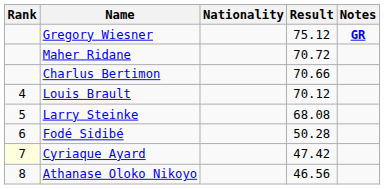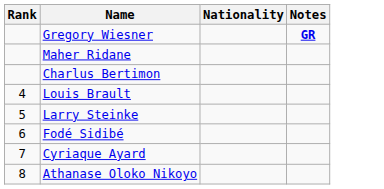- column: (312, 14)
(22, 154) lightyellow background -> (22, 154) no background
